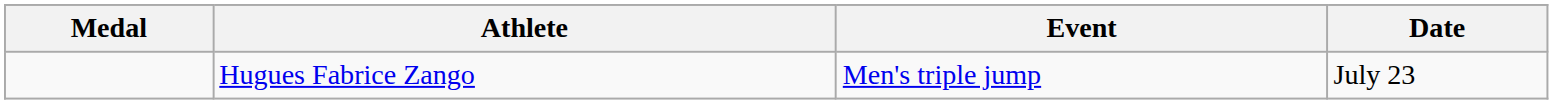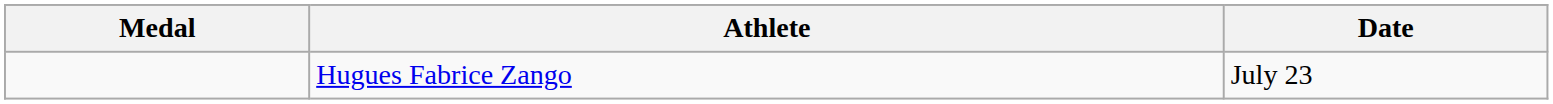- column: (1082, 28)
